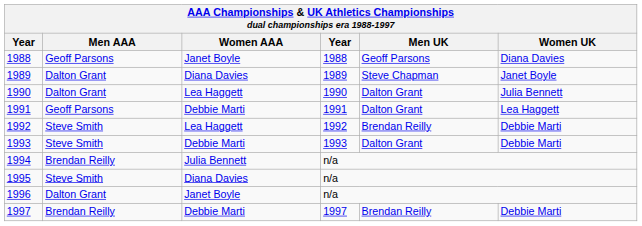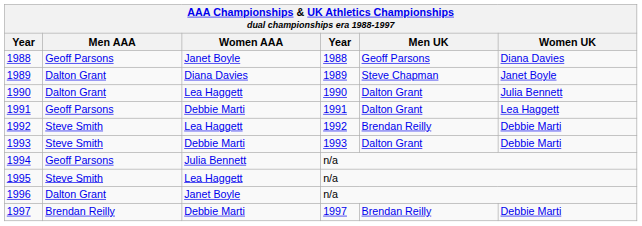(80, 161) Brendan Reilly -> (79, 161) Geoff Parsons
(216, 178) Diana Davies -> (213, 178) Lea Haggett
